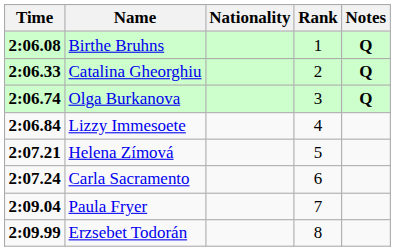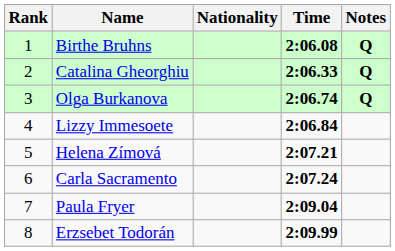columns swapped: (318, 17) <-> (35, 17)
